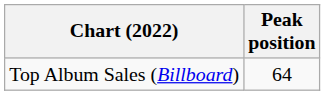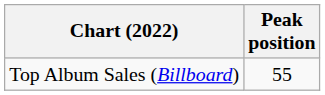(282, 74) 64 -> (282, 74) 55
